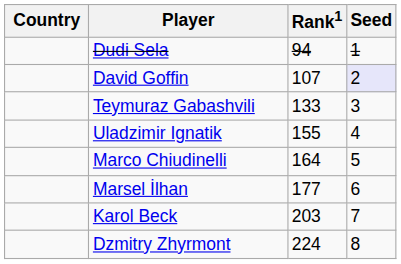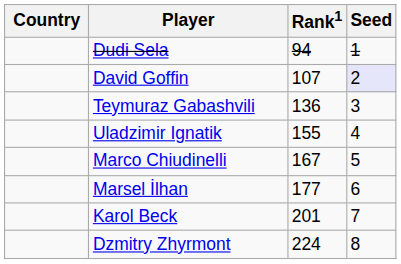(306, 106) 133 -> (306, 106) 136
(306, 161) 164 -> (306, 161) 167
(306, 216) 203 -> (306, 216) 201
